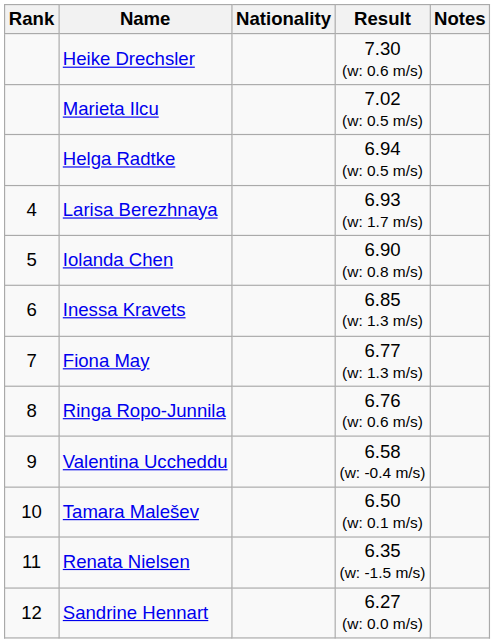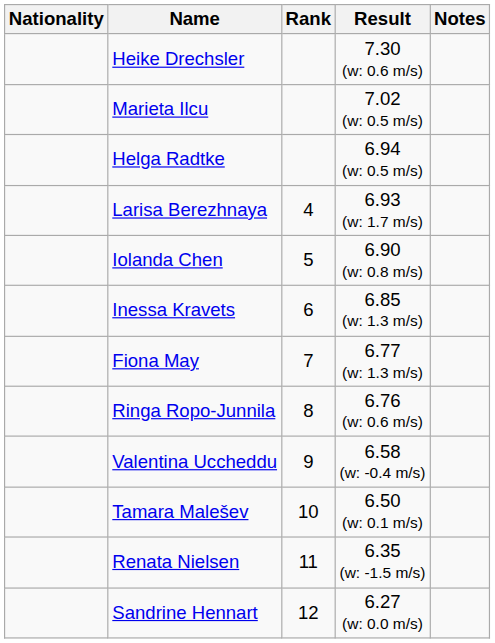columns swapped: (32, 19) <-> (284, 19)
